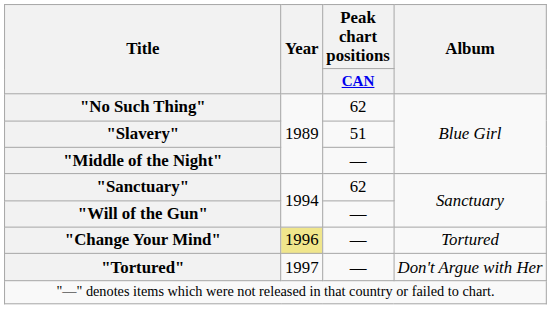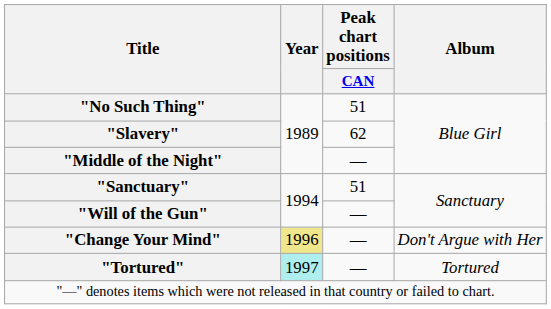(358, 107) 62 -> (358, 107) 51
(358, 133) 51 -> (358, 133) 62
(358, 187) 62 -> (358, 187) 51
(470, 240) Tortured -> (470, 240) Don't Argue with Her
(302, 267) no background -> (302, 267) paleturquoise background
(470, 267) Don't Argue with Her -> (470, 267) Tortured
